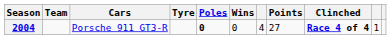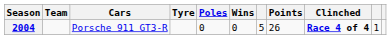(202, 27) bold -> (202, 27) normal
(262, 27) 4 -> (262, 27) 5
(274, 27) 27 -> (274, 27) 26
